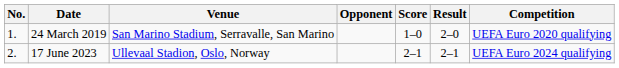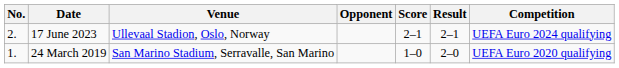rows swapped: (69, 33) <-> (64, 53)
